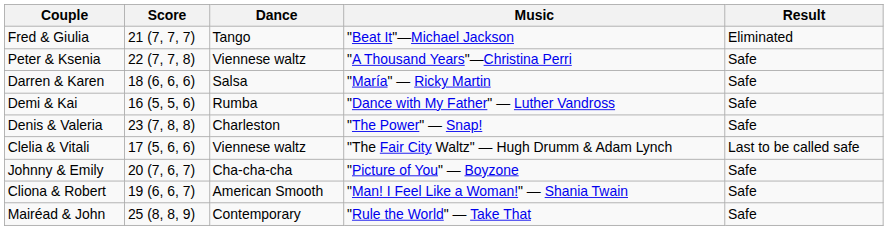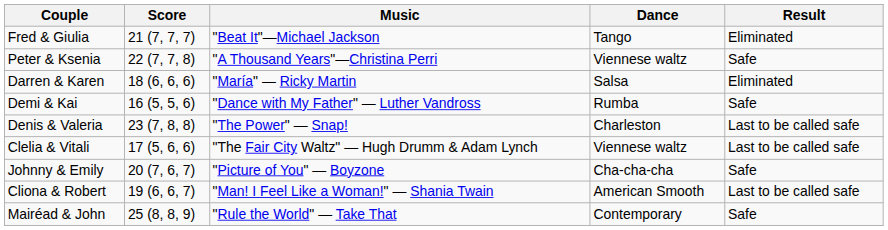columns swapped: (277, 15) <-> (534, 15)
(742, 81) Safe -> (760, 81) Eliminated
(742, 125) Safe -> (794, 125) Last to be called safe
(742, 192) Safe -> (794, 192) Last to be called safe
